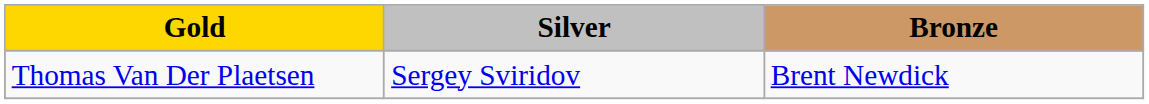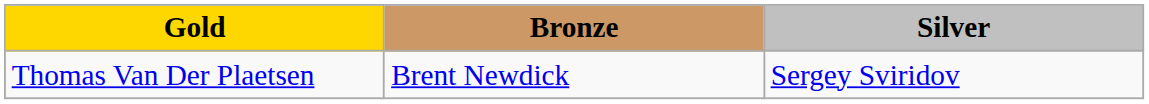columns swapped: (574, 27) <-> (954, 27)
